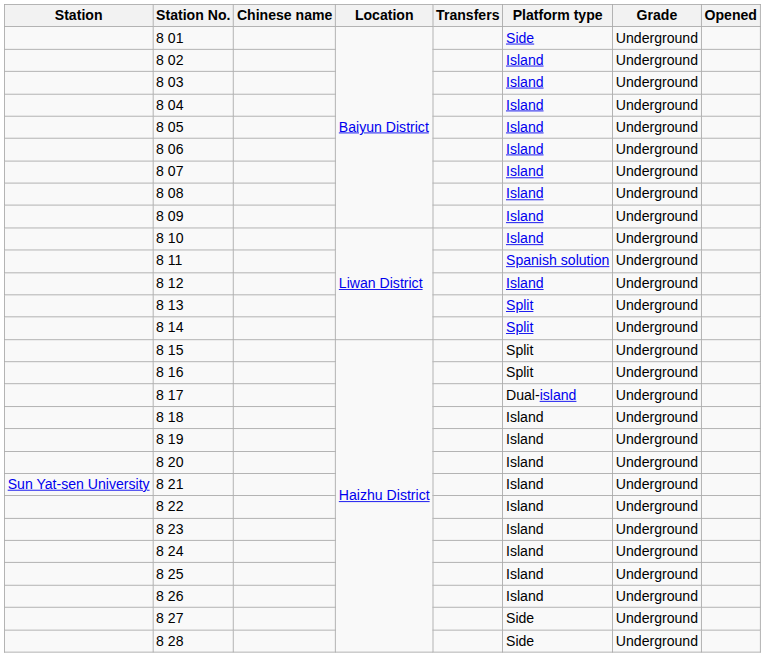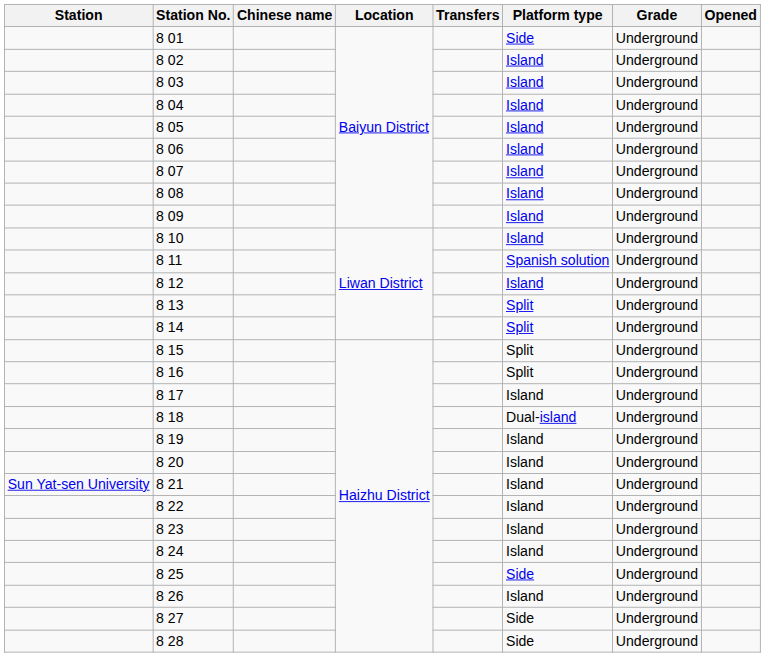(541, 395) Dual-island -> (525, 395) Island
(525, 417) Island -> (541, 417) Dual-island
(525, 573) Island -> (520, 573) Side
